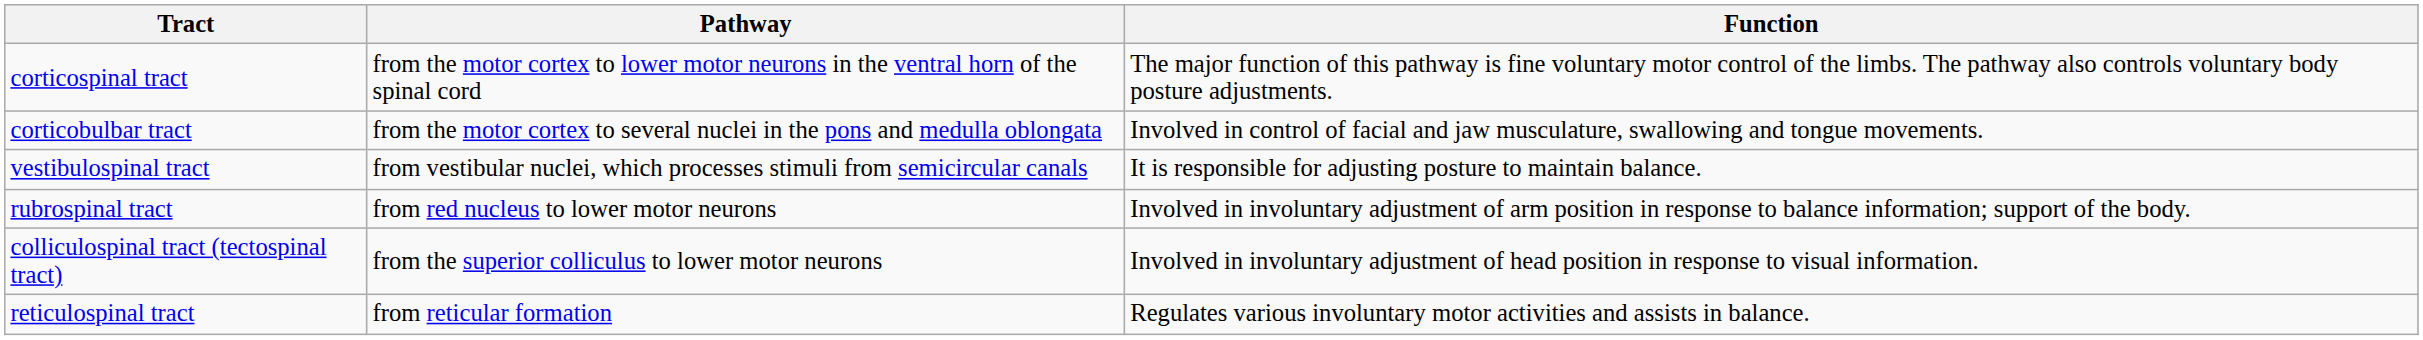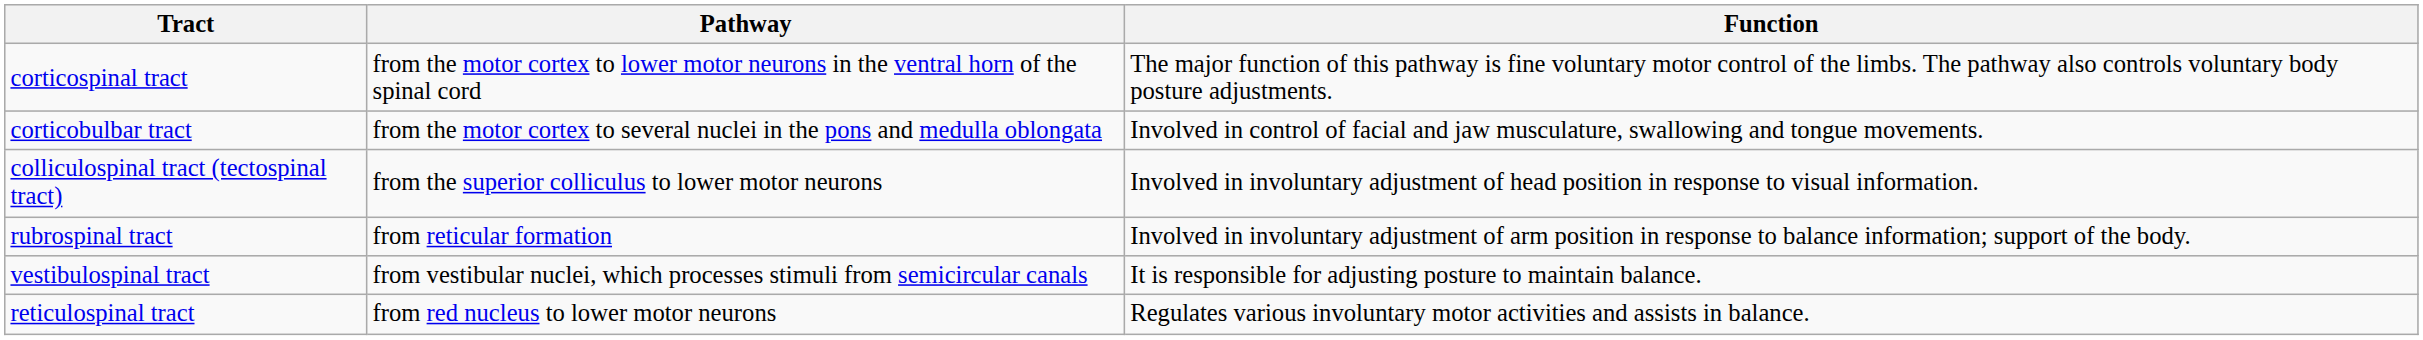rows swapped: (169, 261) <-> (110, 168)
(574, 208) from red nucleus to lower motor neurons -> (492, 235) from reticular formation
(492, 313) from reticular formation -> (574, 313) from red nucleus to lower motor neurons
